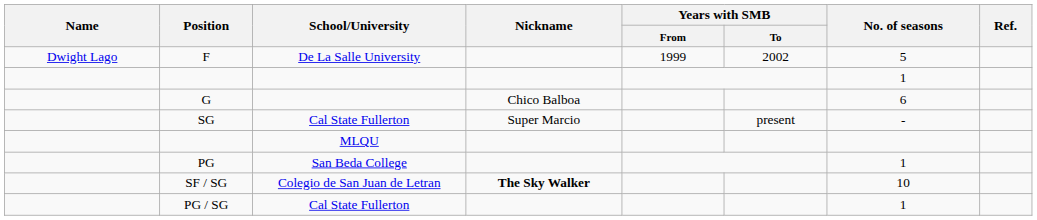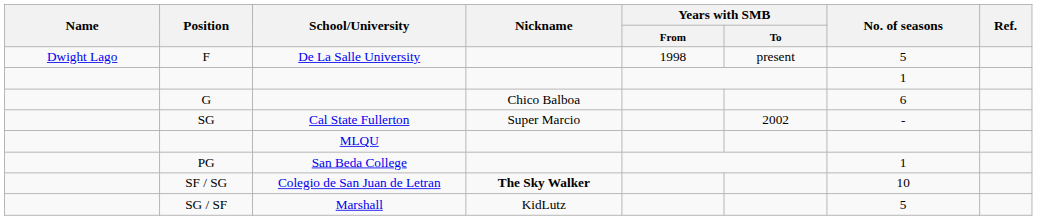(673, 57) 1999 -> (673, 57) 1998
(776, 57) 2002 -> (776, 57) present
(776, 120) present -> (776, 120) 2002
- row: (206, 204)
+ row: (206, 204)
